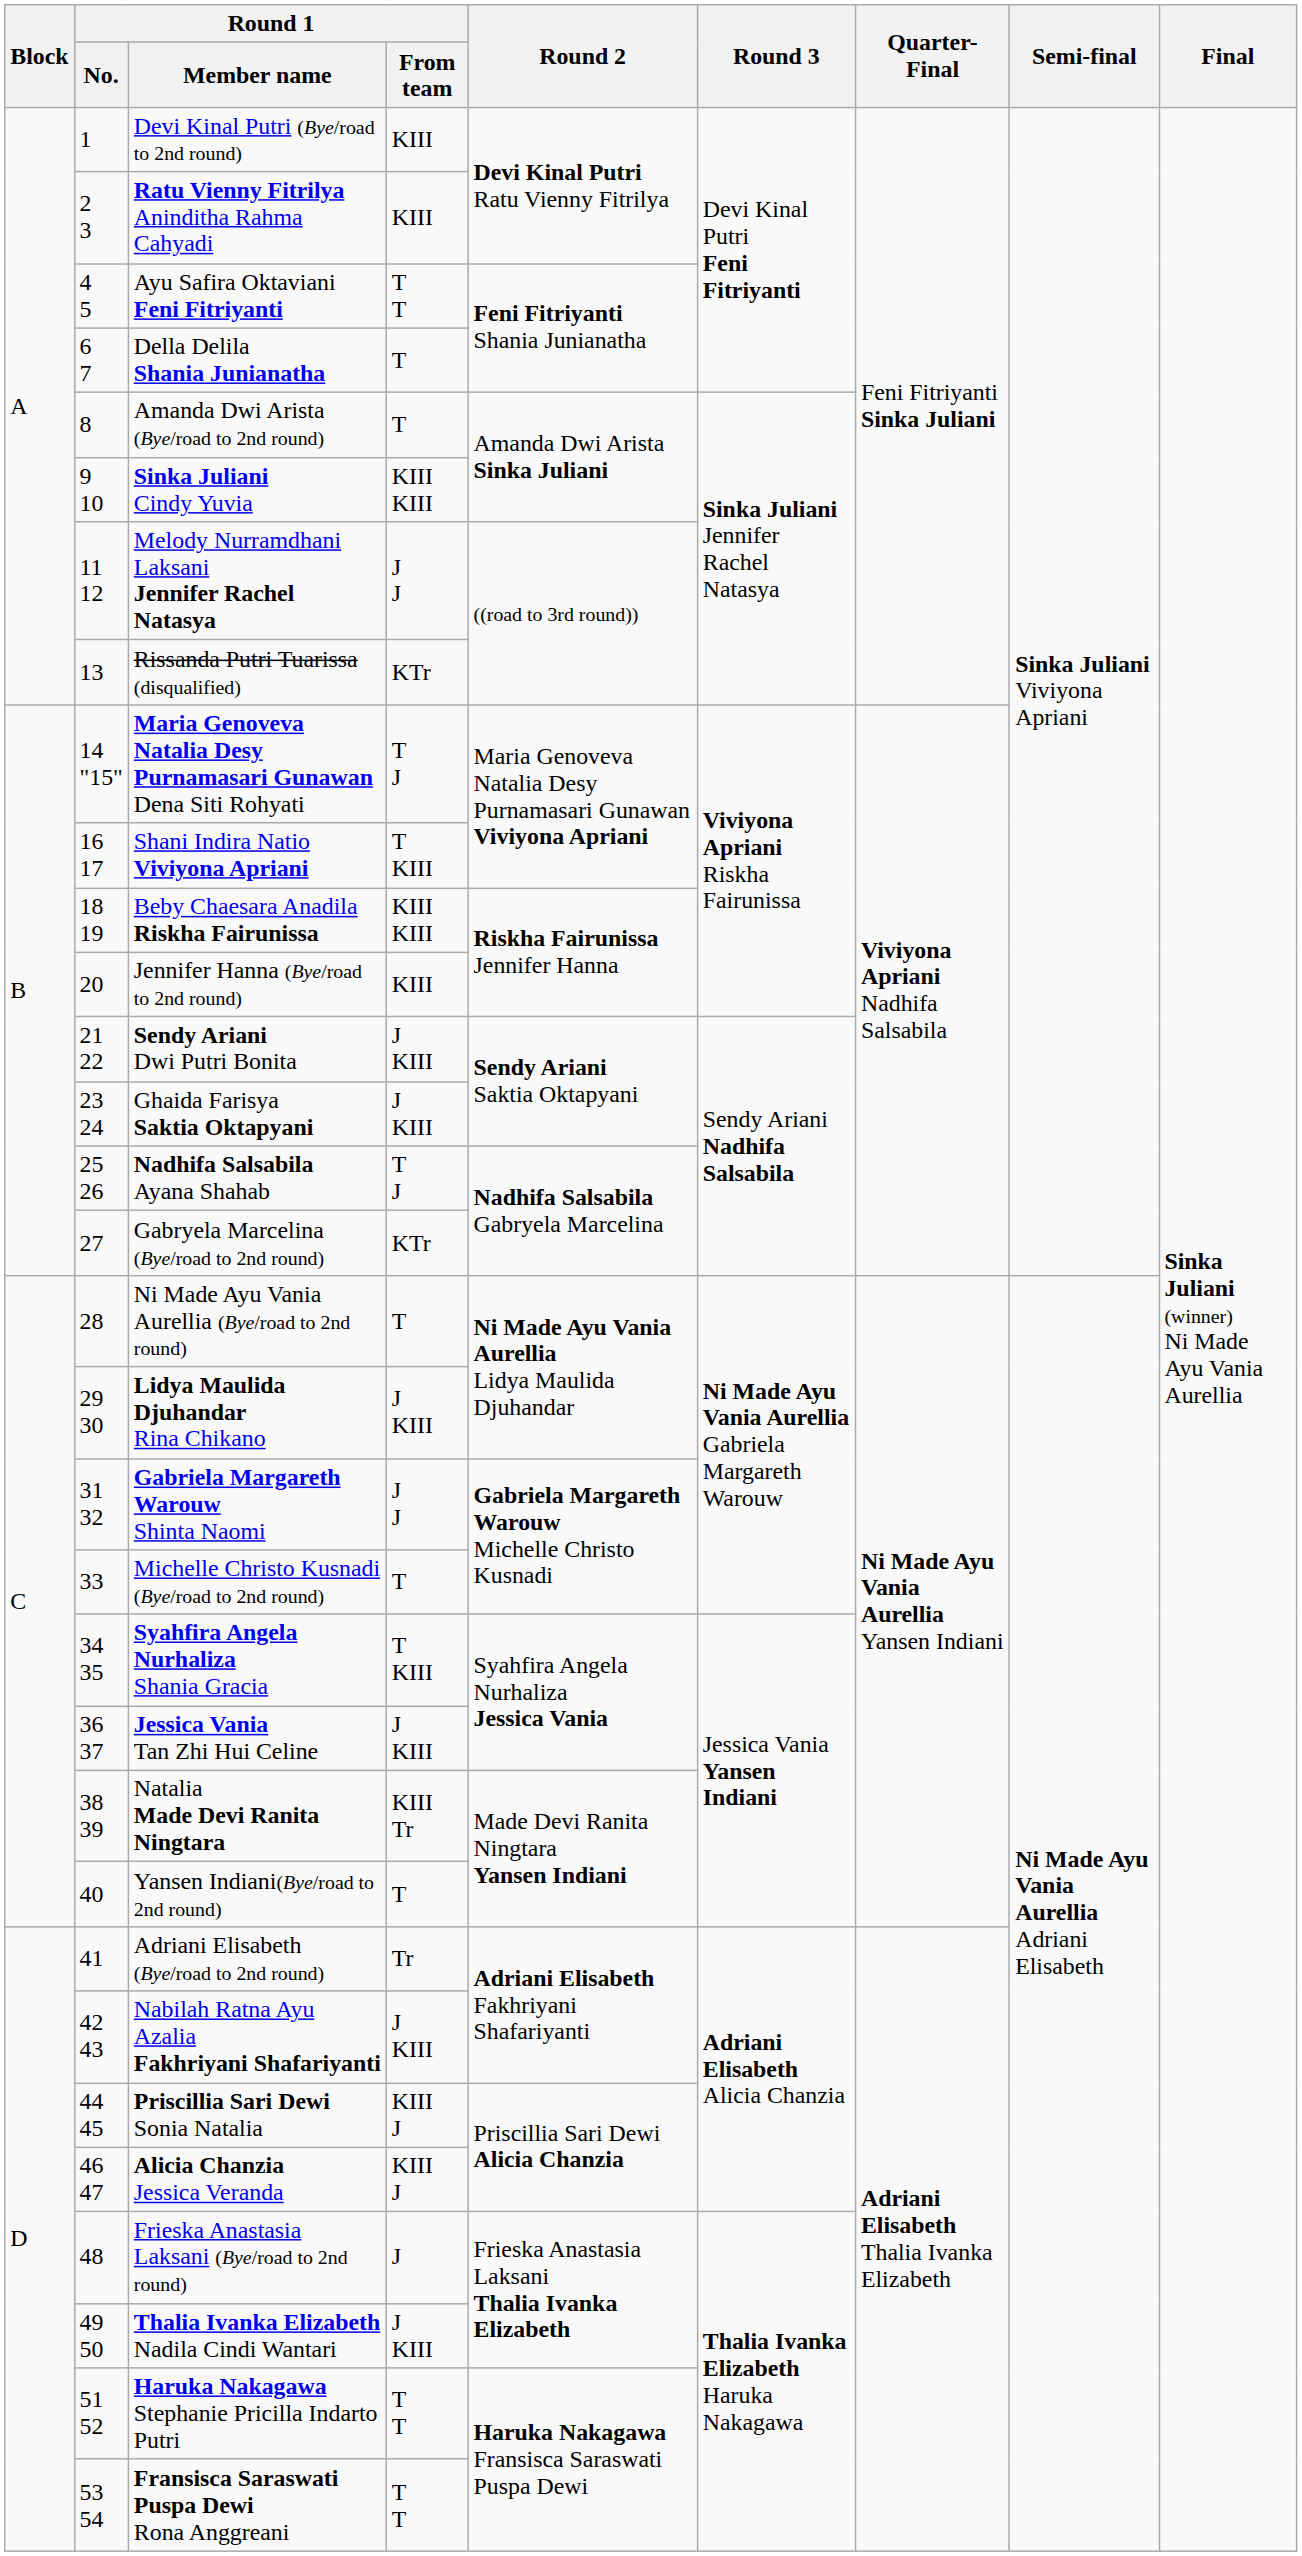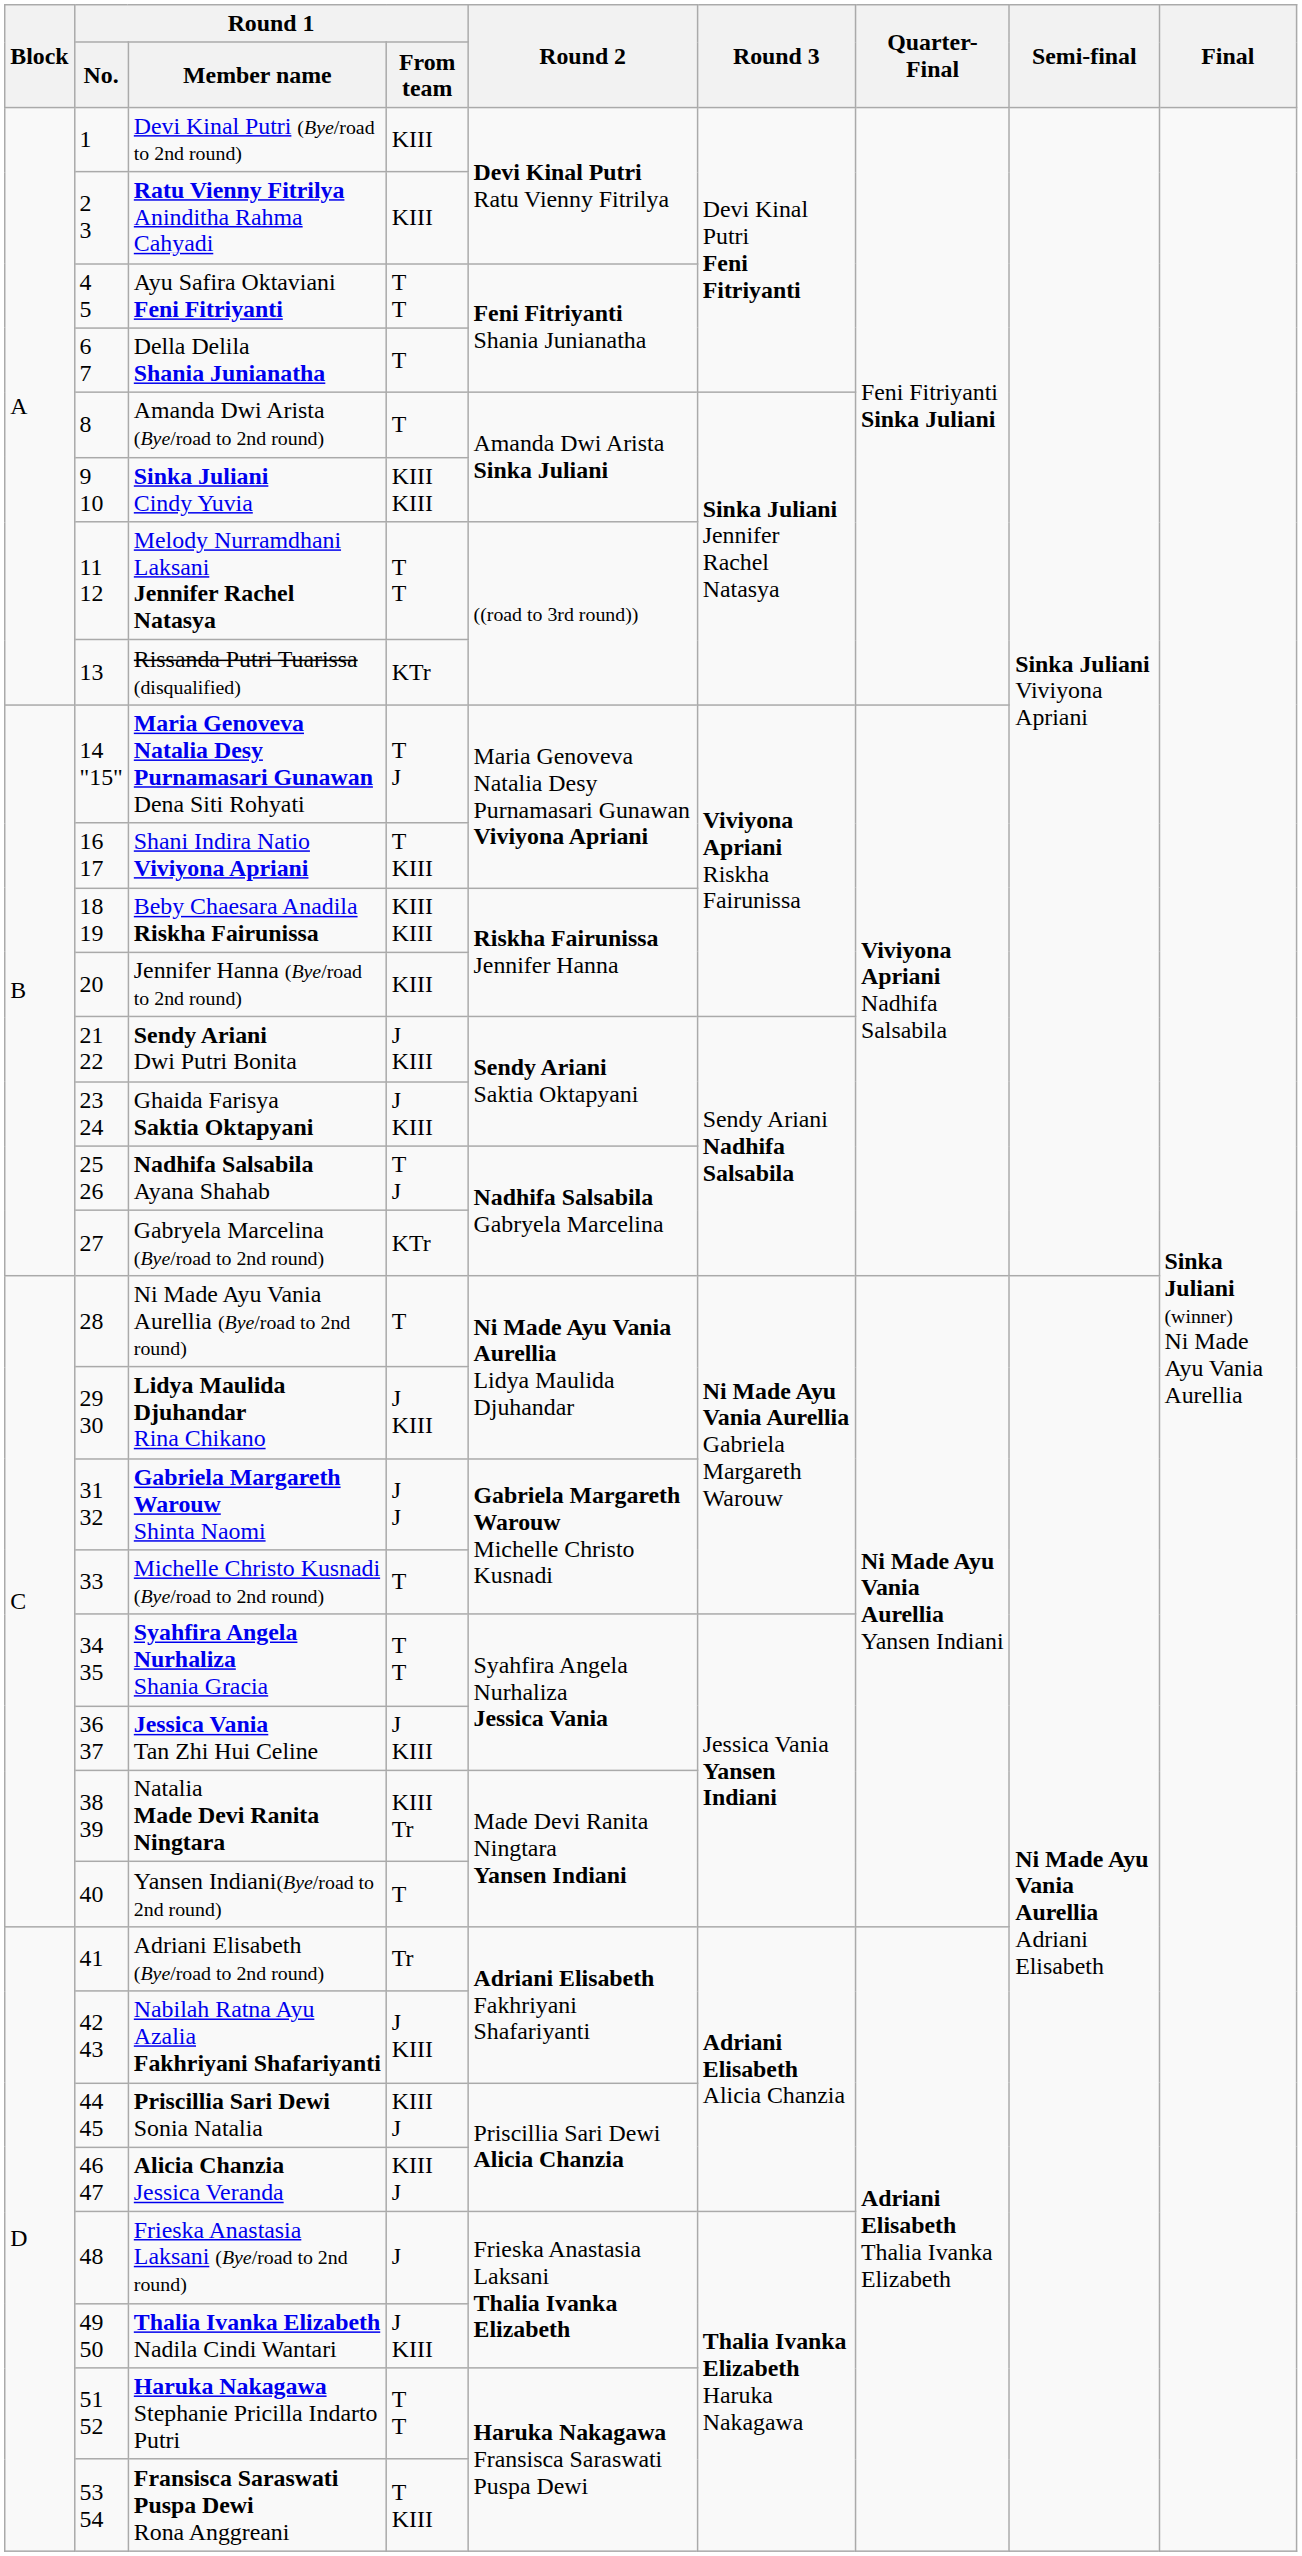(397, 580) J J -> (399, 580) T T
(412, 1659) T KIII -> (399, 1659) T T
(399, 2504) T T -> (412, 2504) T KIII
